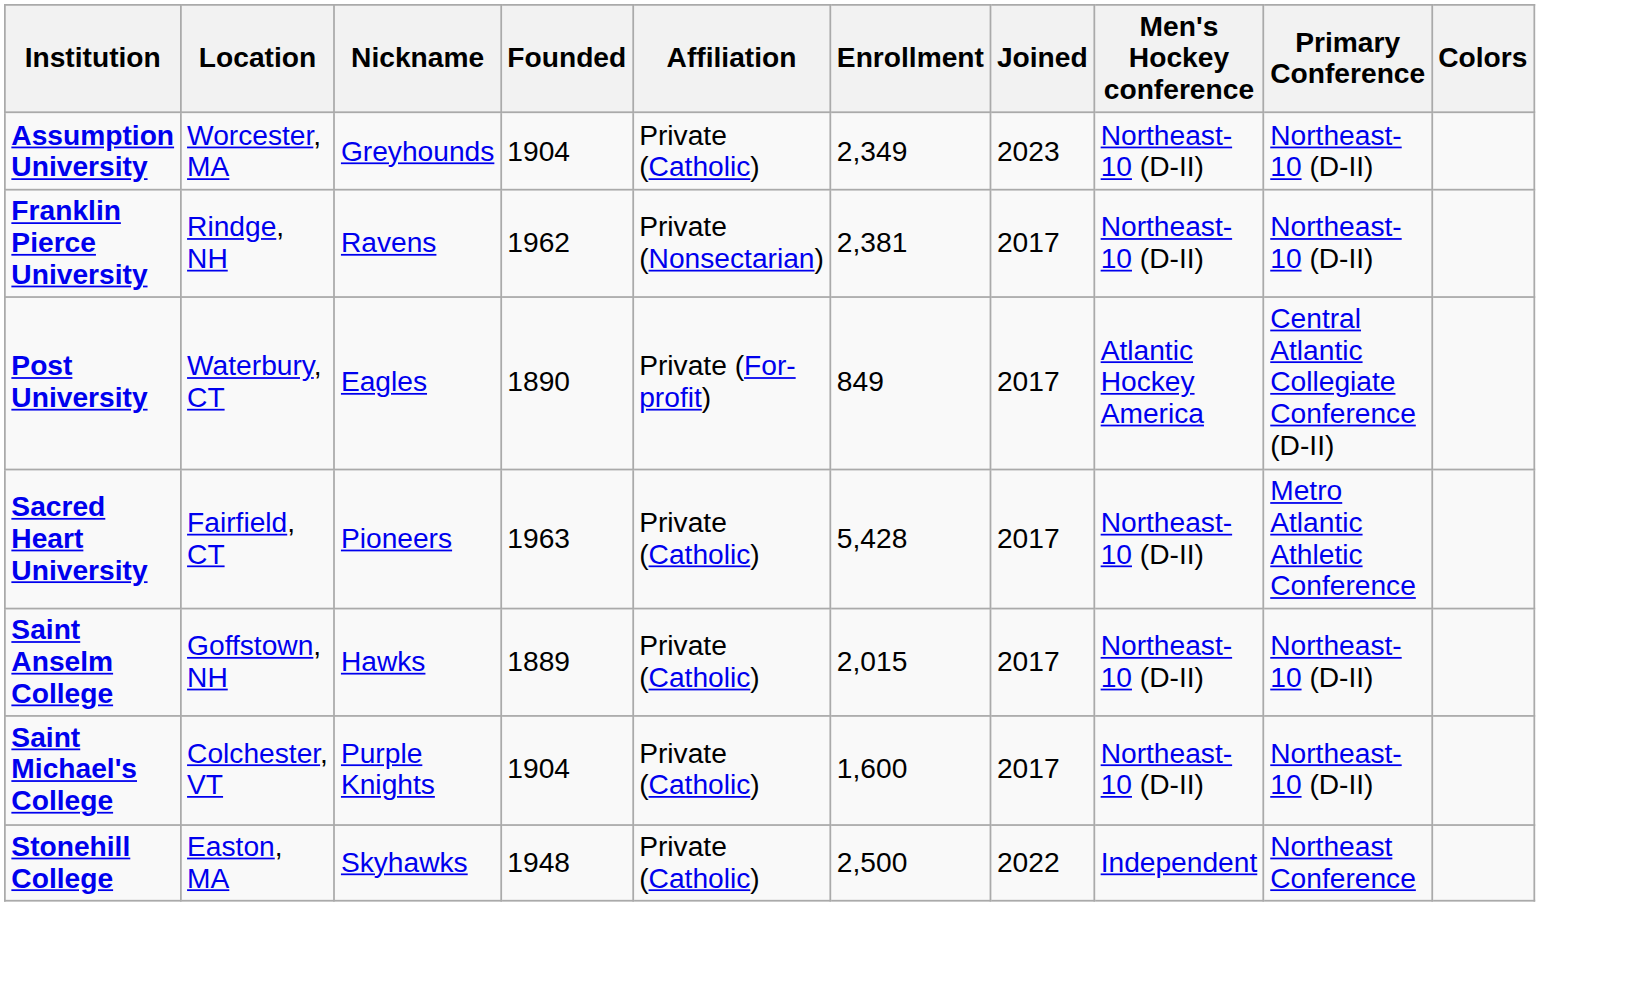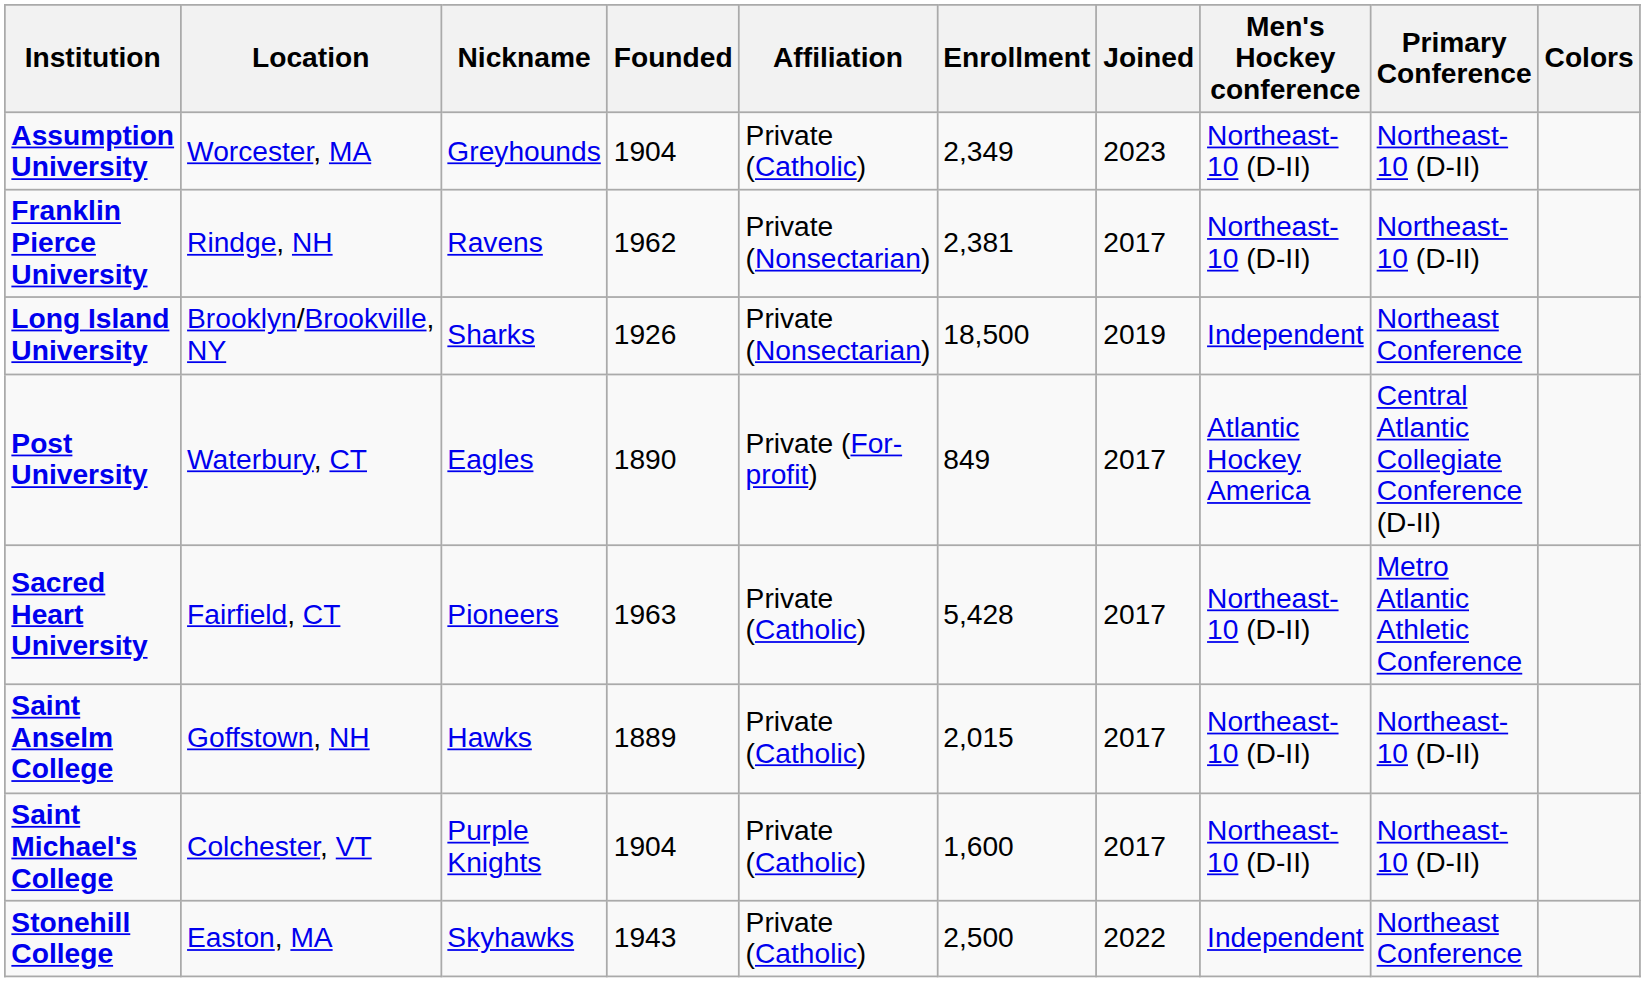+ row: (90, 335)
(539, 862) 1948 -> (645, 938) 1943
